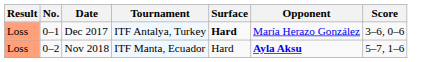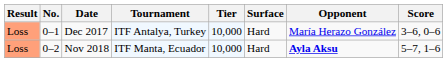+ column: (227, 13)
(224, 31) bold -> (258, 31) normal
